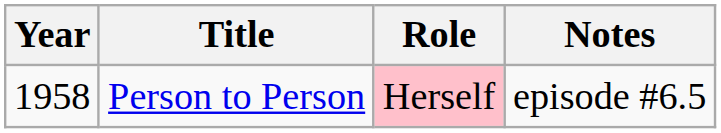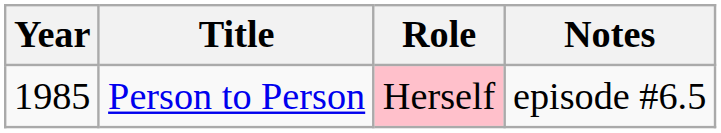(52, 95) 1958 -> (52, 95) 1985
